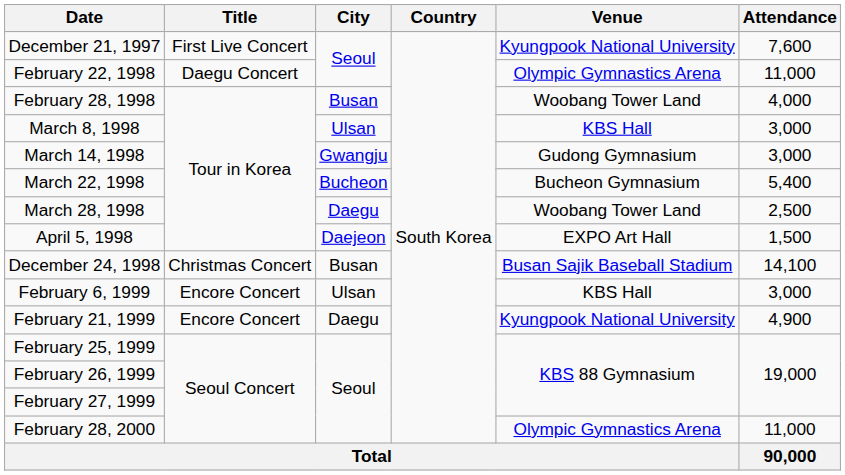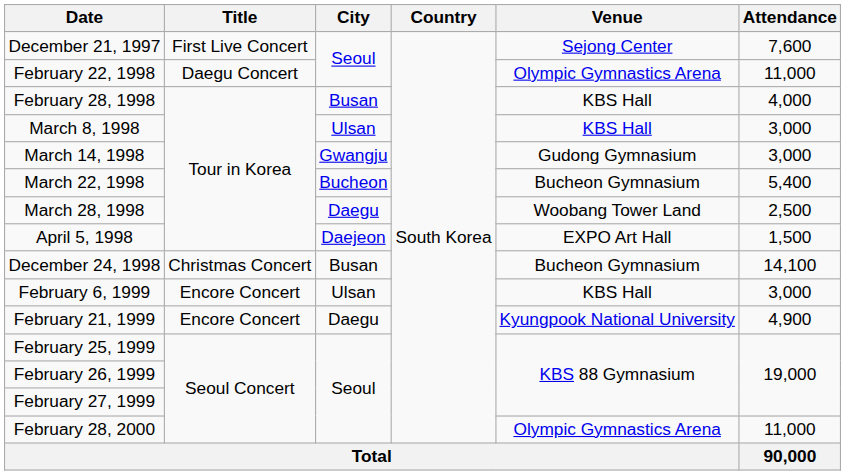(617, 45) Kyungpook National University -> (617, 45) Sejong Center
(617, 100) Woobang Tower Land -> (617, 100) KBS Hall
(617, 264) Busan Sajik Baseball Stadium -> (617, 264) Bucheon Gymnasium
